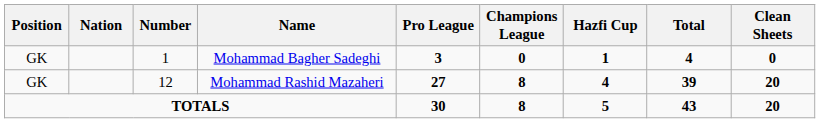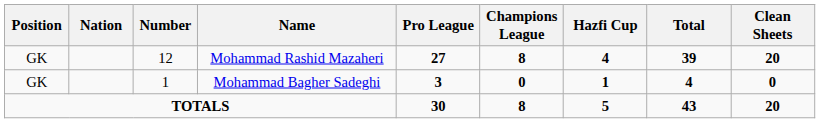rows swapped: (297, 58) <-> (297, 82)
